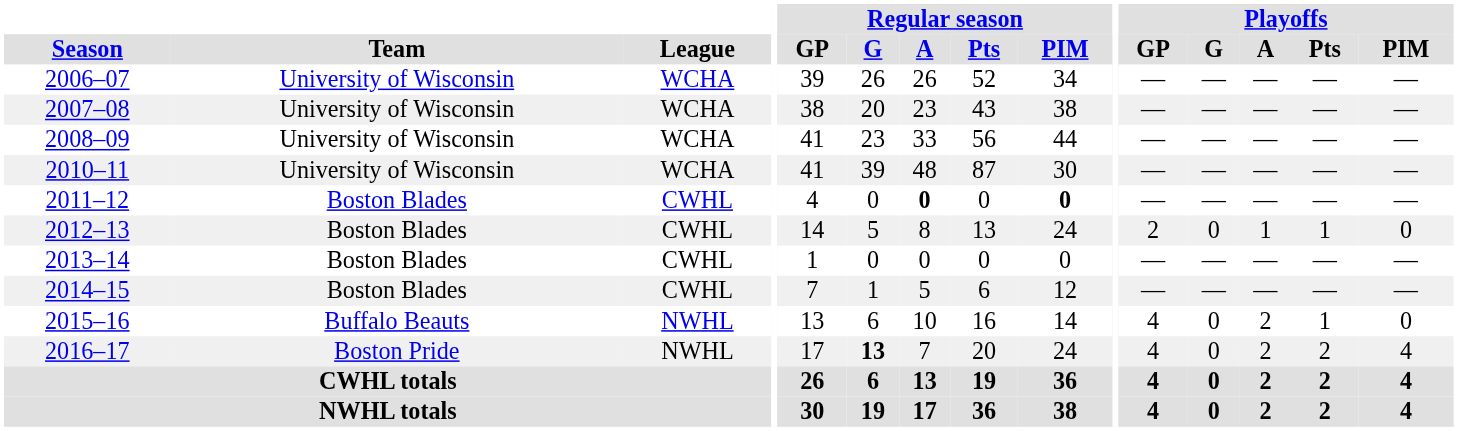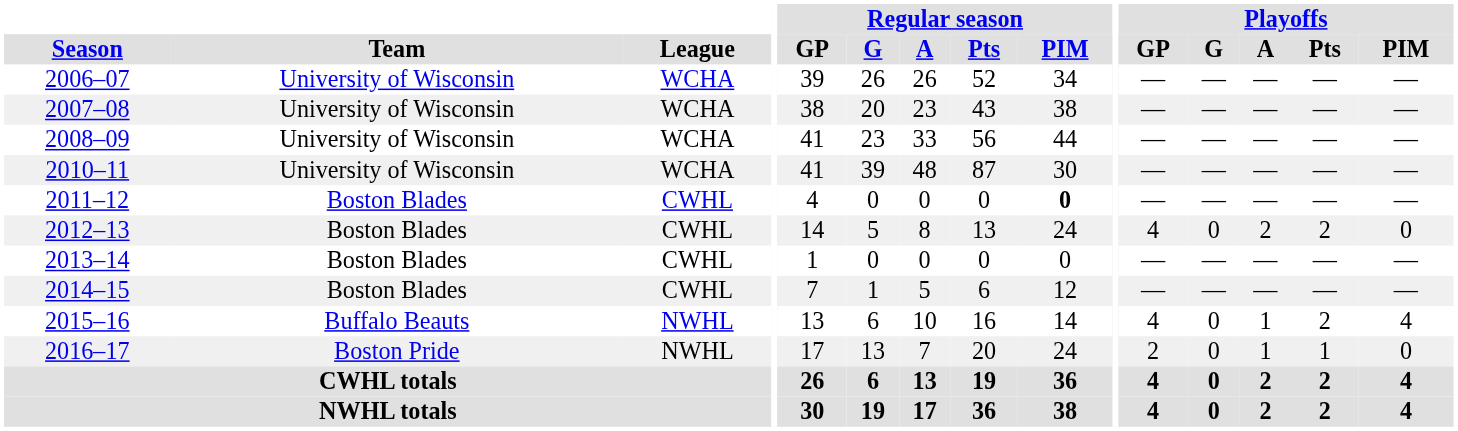(925, 200) bold -> (925, 200) normal
(1153, 230) 2 -> (1153, 230) 4
(1265, 230) 1 -> (1265, 230) 2
(1325, 230) 1 -> (1325, 230) 2
(1265, 320) 2 -> (1265, 320) 1
(1325, 320) 1 -> (1325, 320) 2
(1406, 320) 0 -> (1406, 320) 4
(873, 351) bold -> (873, 351) normal
(1153, 351) 4 -> (1153, 351) 2
(1265, 351) 2 -> (1265, 351) 1
(1325, 351) 2 -> (1325, 351) 1
(1406, 351) 4 -> (1406, 351) 0
